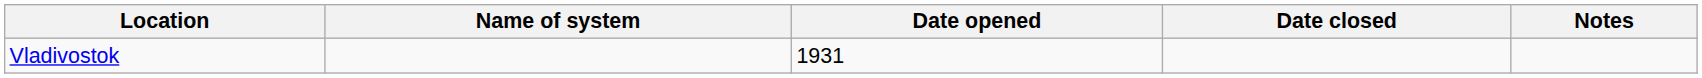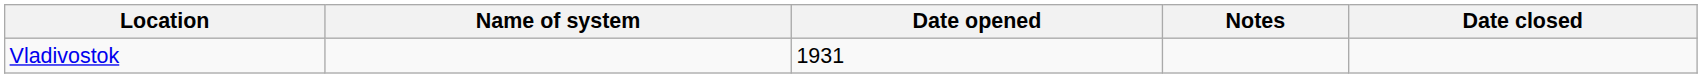columns swapped: (1337, 21) <-> (1604, 21)
